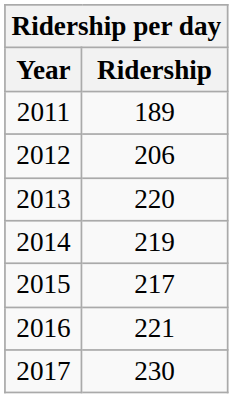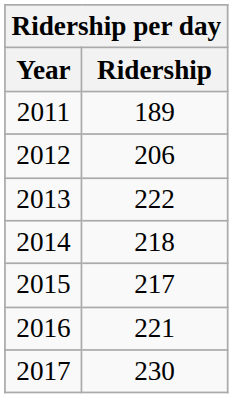(155, 198) 220 -> (155, 198) 222
(155, 241) 219 -> (155, 241) 218
